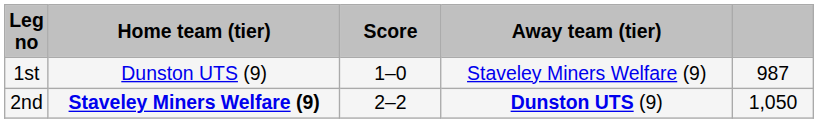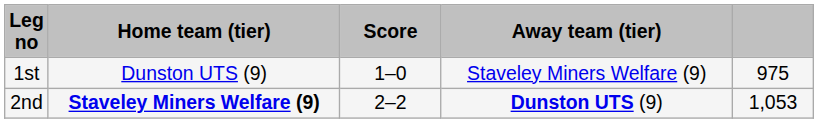(773, 73) 987 -> (773, 73) 975
(773, 103) 1,050 -> (773, 103) 1,053
